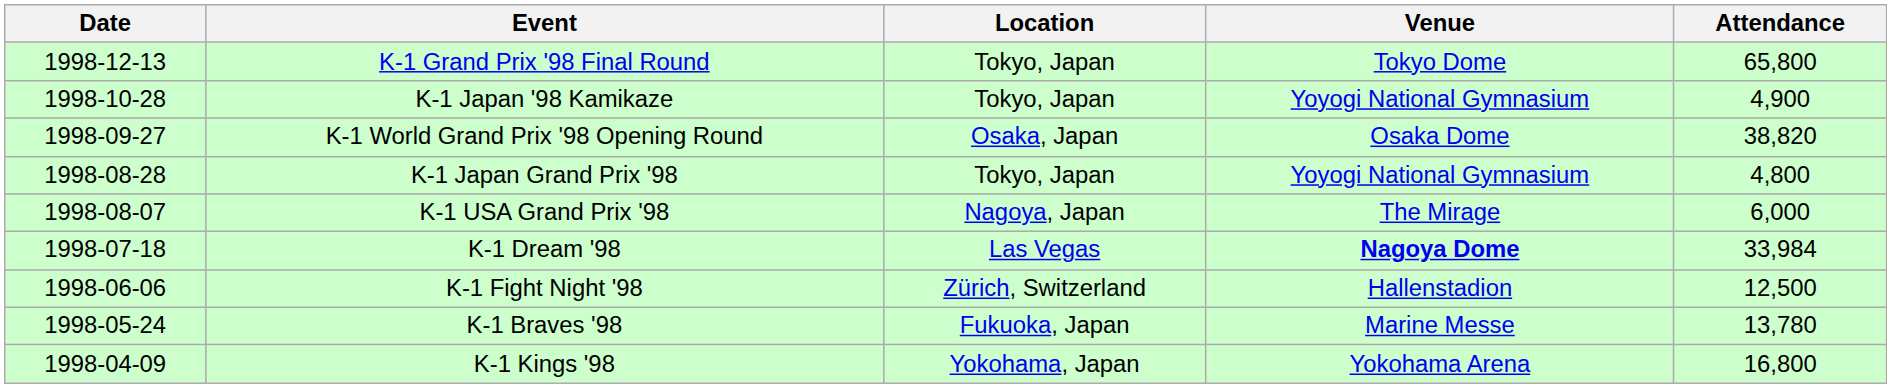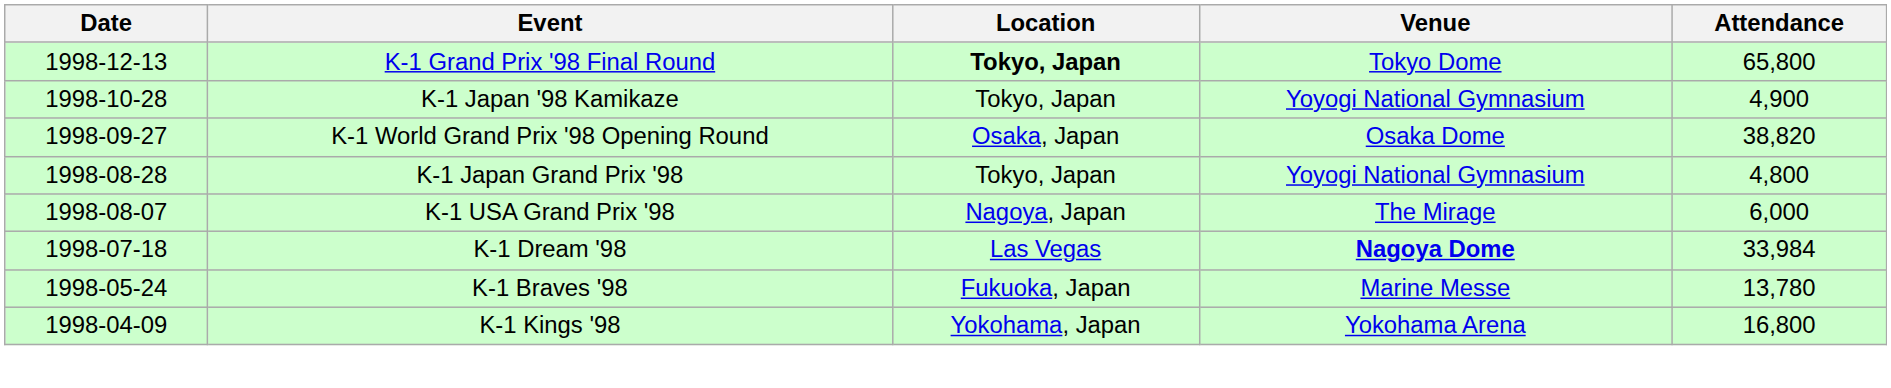(1045, 61) normal -> (1046, 61) bold
- row: (544, 288)
